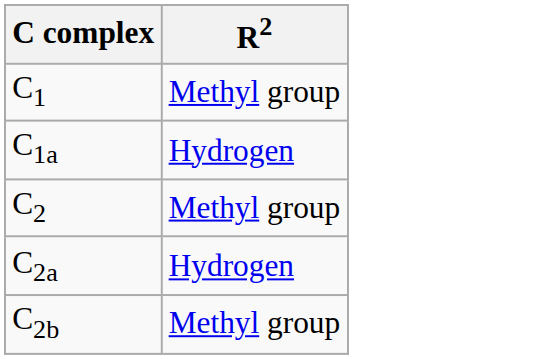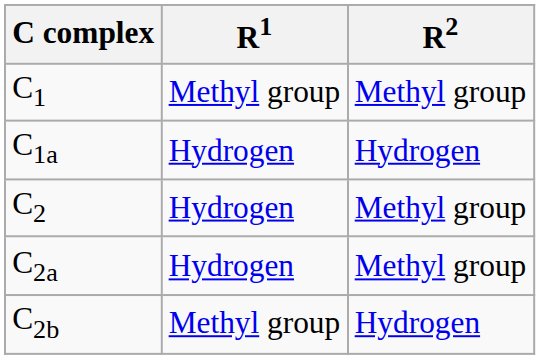+ column: (254, 33)
(231, 265) Hydrogen -> (440, 265) Methyl group
(254, 323) Methyl group -> (417, 323) Hydrogen
